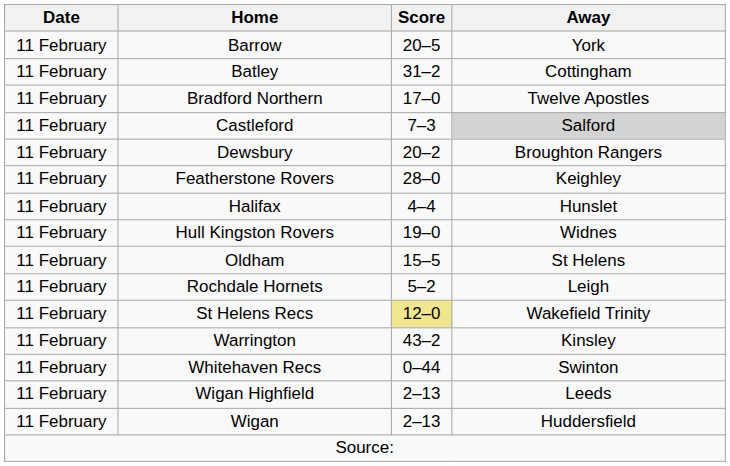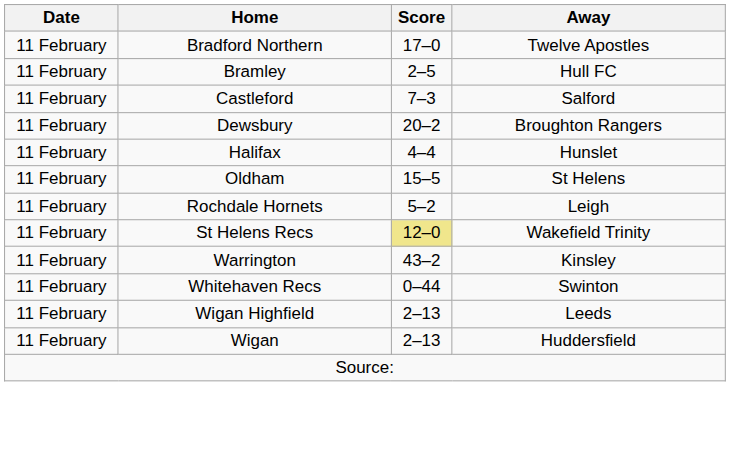- row: (255, 44)
- row: (255, 71)
+ row: (255, 71)
(588, 125) lightgrey background -> (588, 98) no background
- row: (255, 179)
- row: (255, 233)
